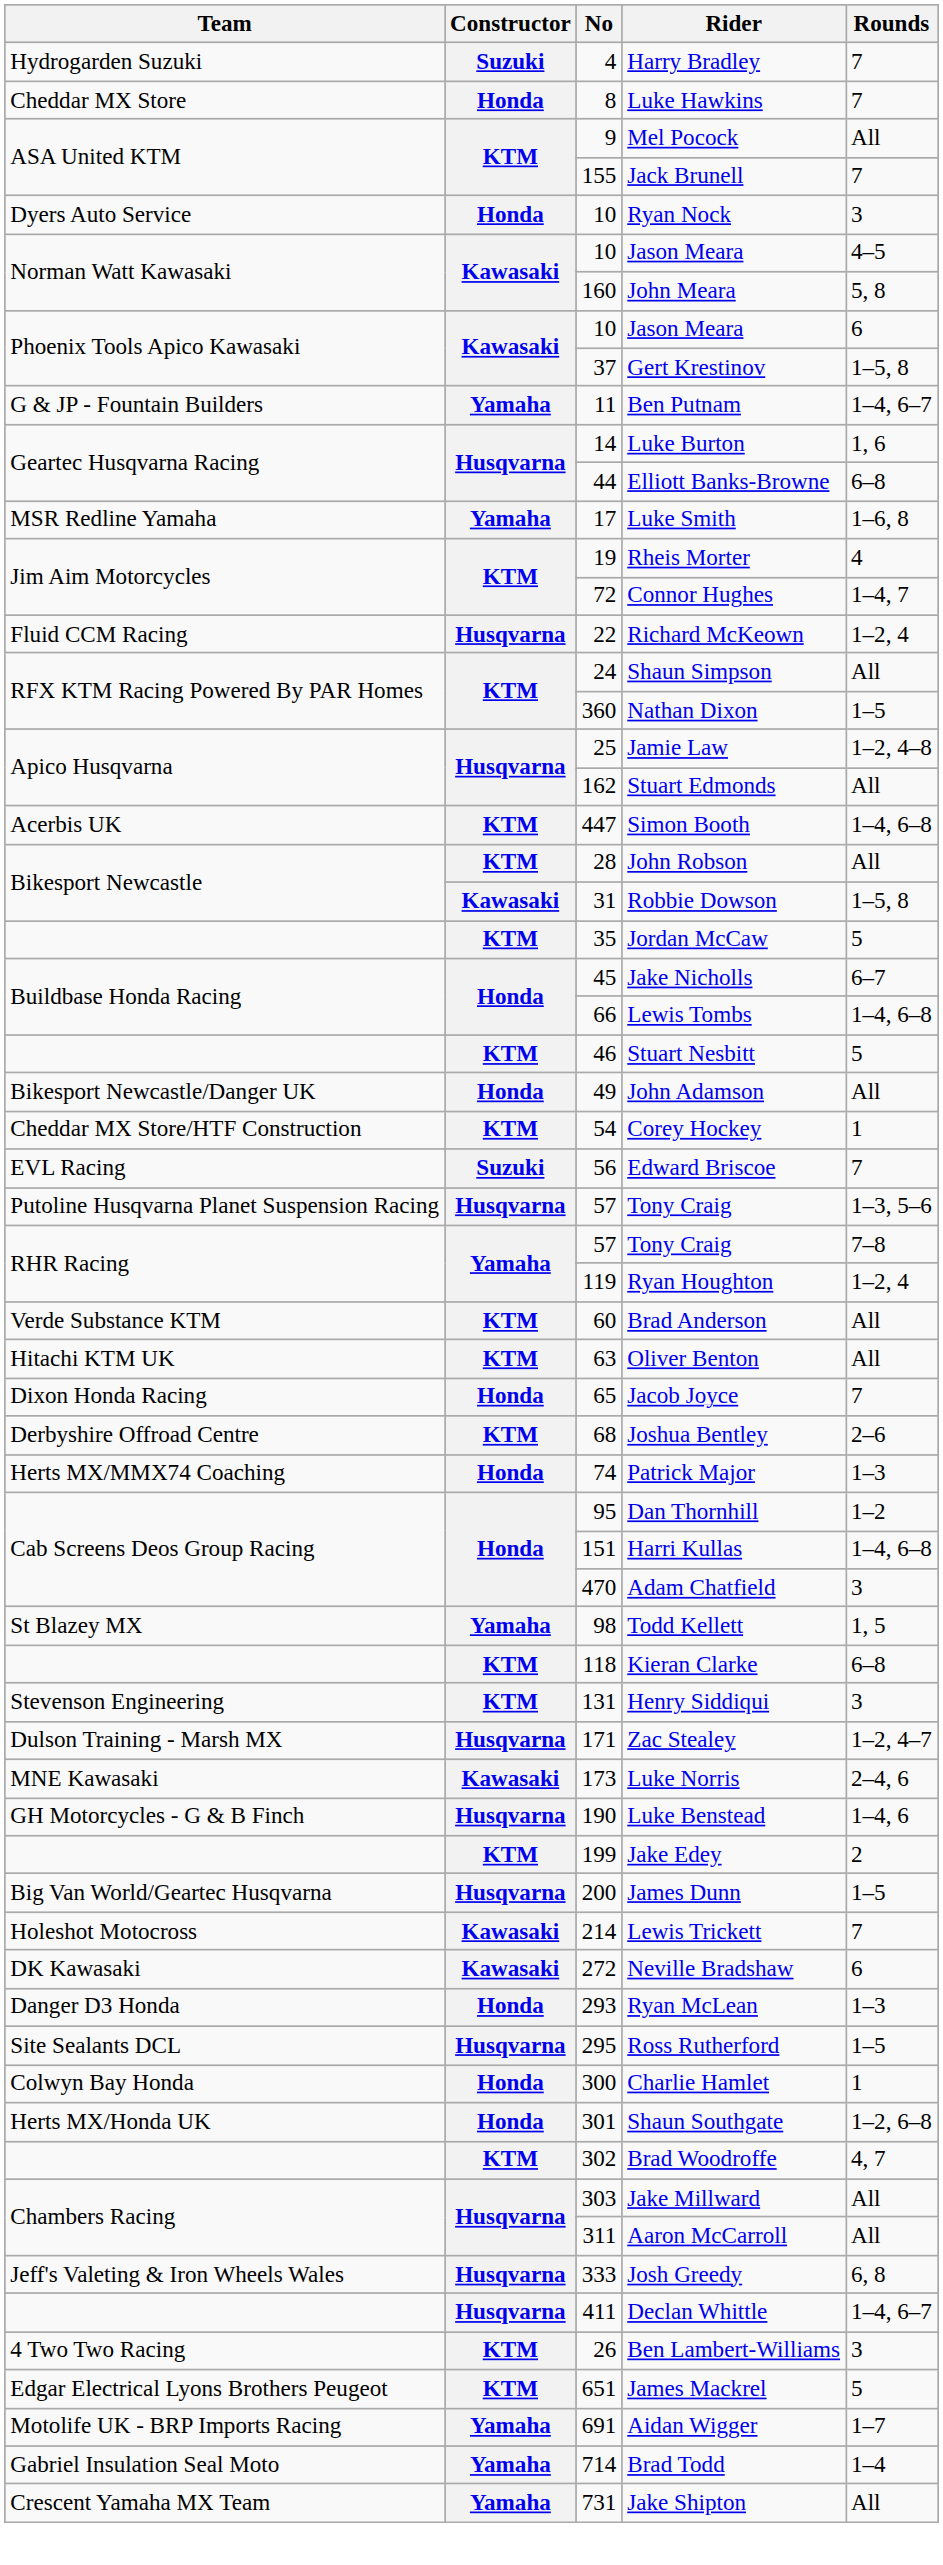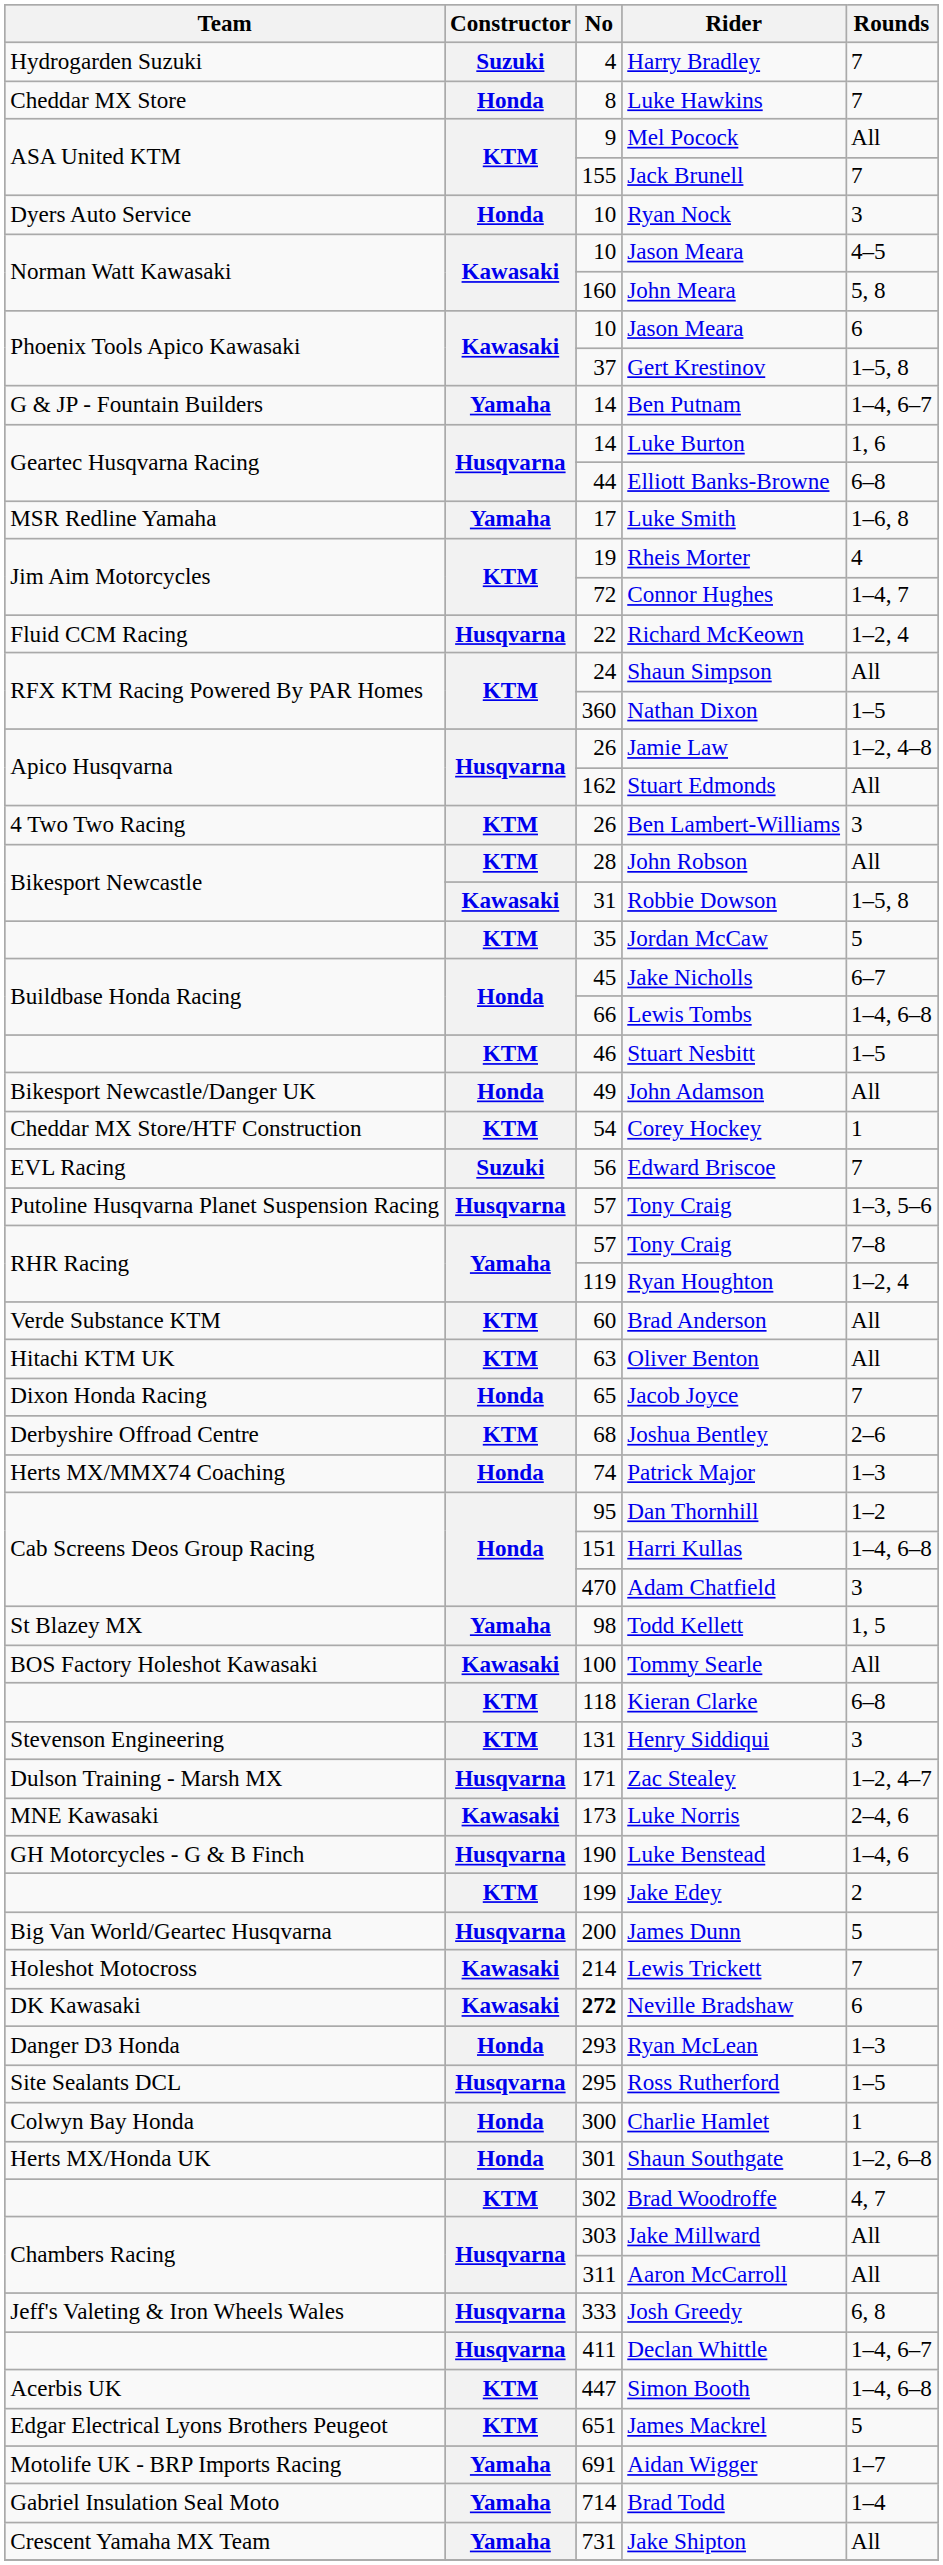(605, 404) 11 -> (605, 404) 14
(605, 747) 25 -> (605, 747) 26
rows swapped: (98, 2349) <-> (66, 824)
(857, 1053) 5 -> (868, 1053) 1–5
+ row: (164, 1663)
(868, 1892) 1–5 -> (857, 1930) 5
(599, 1968) normal -> (599, 2006) bold
